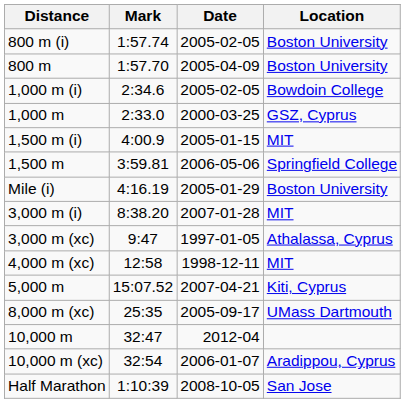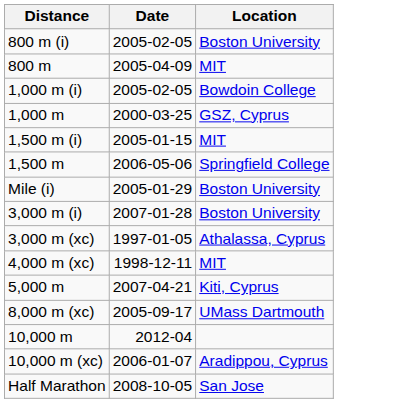- column: (143, 16)
(327, 66) Boston University -> (213, 66) MIT
(280, 213) MIT -> (260, 213) Boston University
